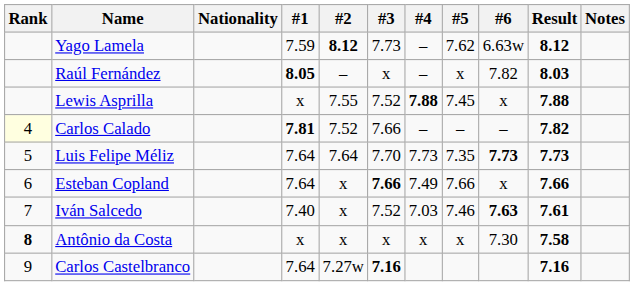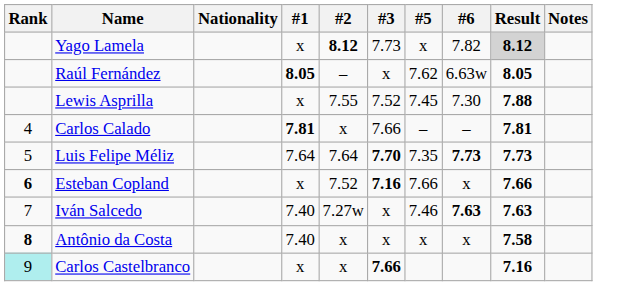- column: (423, 18)
(300, 46) 7.59 -> (300, 46) x
(460, 46) 7.62 -> (423, 46) x
(503, 46) 6.63w -> (466, 46) 7.82
(554, 46) no background -> (517, 46) lightgrey background
(460, 73) x -> (423, 73) 7.62
(503, 73) 7.82 -> (466, 73) 6.63w
(554, 73) 8.03 -> (517, 73) 8.05
(503, 101) x -> (466, 101) 7.30
(28, 128) lightyellow background -> (28, 128) no background
(343, 128) 7.52 -> (343, 128) x
(554, 128) 7.82 -> (517, 128) 7.81
(386, 156) normal -> (386, 156) bold
(28, 183) normal -> (28, 183) bold
(300, 183) 7.64 -> (300, 183) x
(343, 183) x -> (343, 183) 7.52
(386, 183) 7.66 -> (386, 183) 7.16
(343, 211) x -> (343, 211) 7.27w
(386, 211) 7.52 -> (386, 211) x
(554, 211) 7.61 -> (517, 211) 7.63
(300, 239) x -> (300, 239) 7.40
(503, 239) 7.30 -> (466, 239) x
(28, 266) no background -> (28, 266) paleturquoise background
(300, 266) 7.64 -> (300, 266) x
(343, 266) 7.27w -> (343, 266) x
(386, 266) 7.16 -> (386, 266) 7.66
